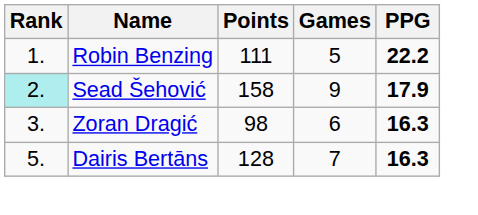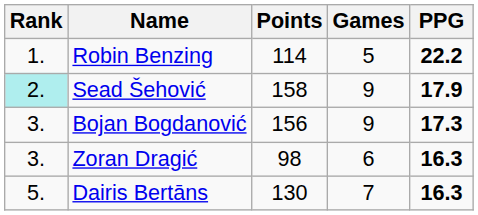(256, 55) 111 -> (290, 55) 114
+ row: (159, 124)
(256, 158) 128 -> (290, 192) 130
